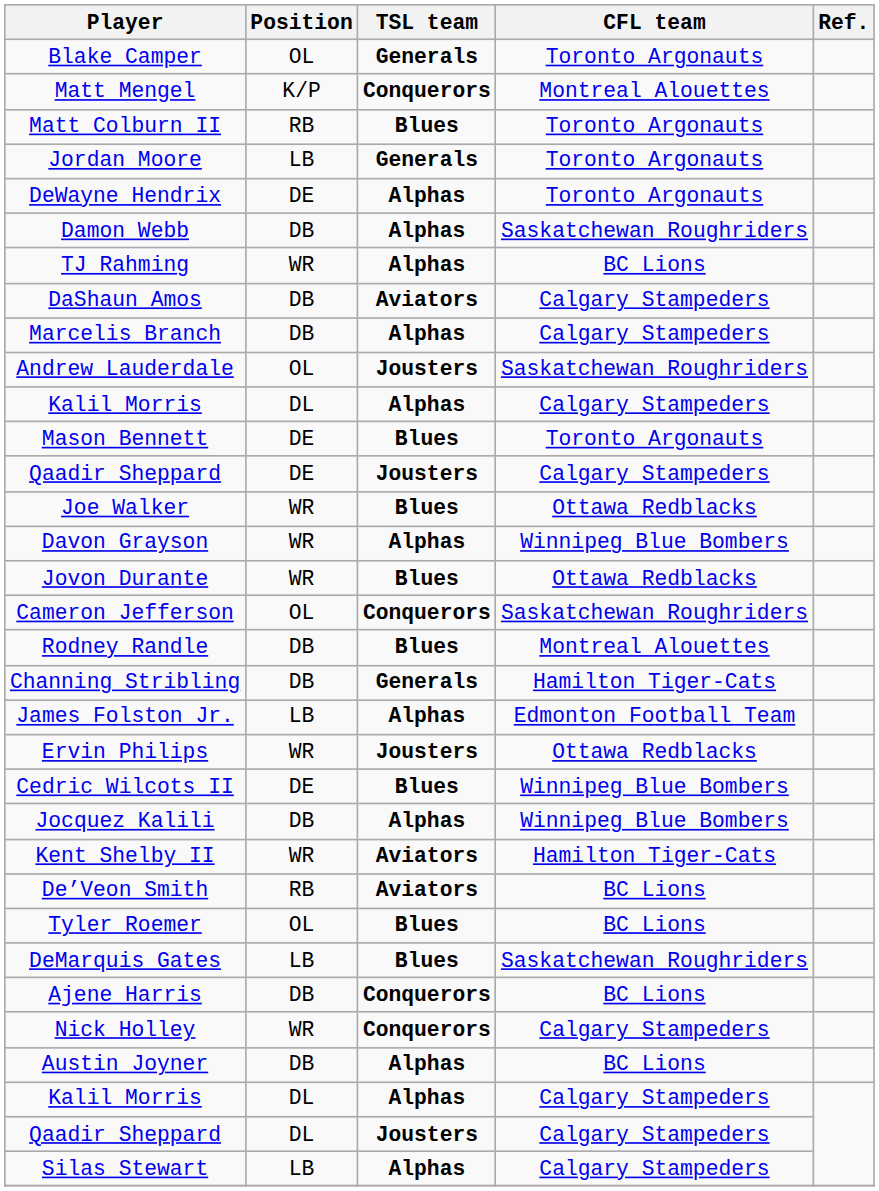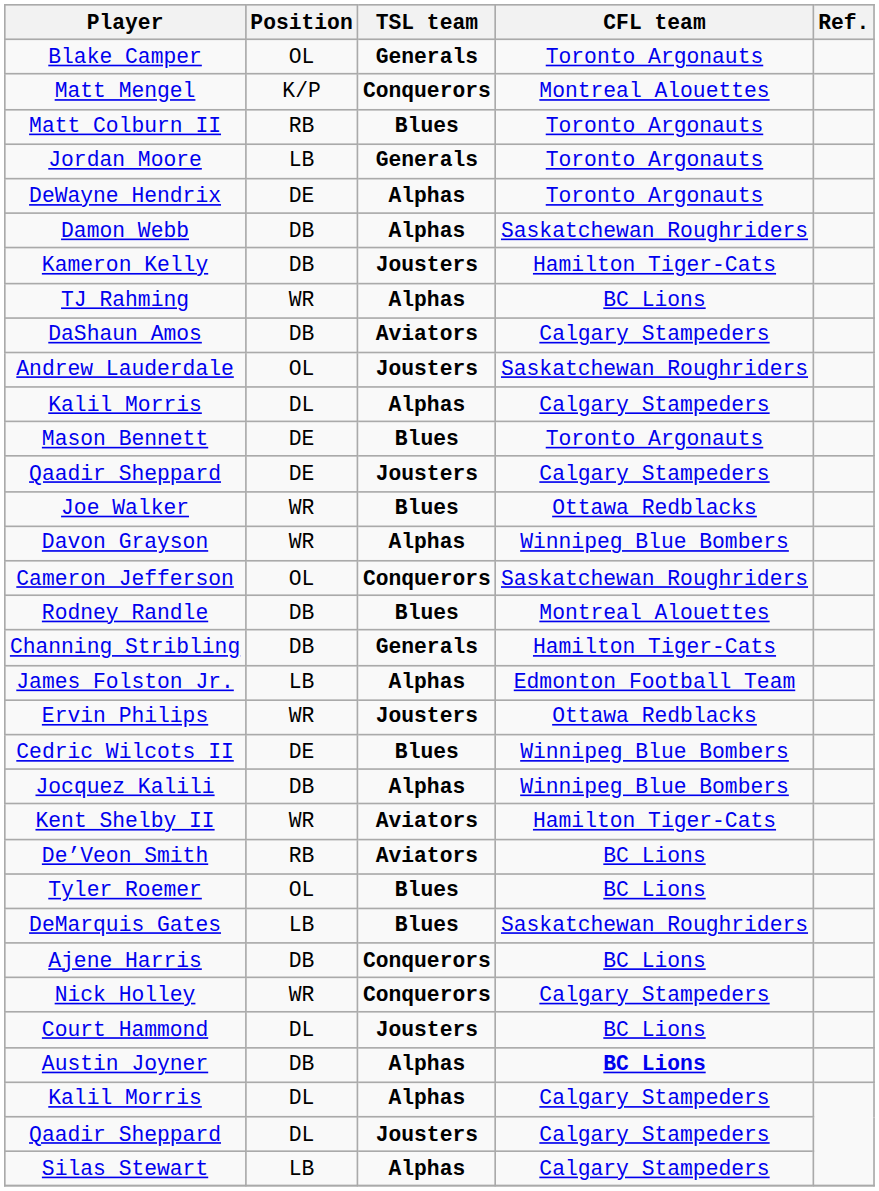+ row: (125, 265)
- row: (125, 335)
- row: (125, 578)
+ row: (125, 1030)
(655, 1065) normal -> (655, 1065) bold
